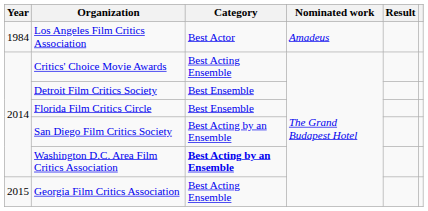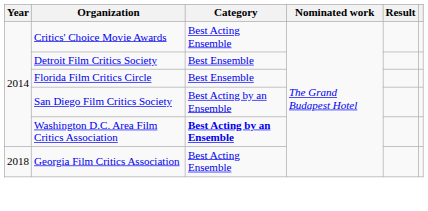- row: (89, 36)
(18, 191) 2015 -> (18, 161) 2018
